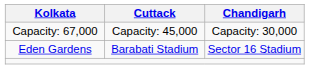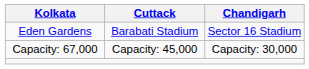rows swapped: (55, 49) <-> (55, 31)
